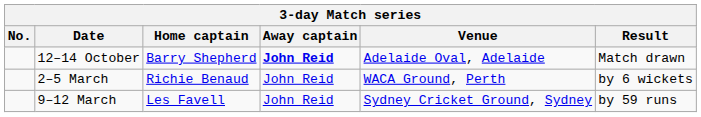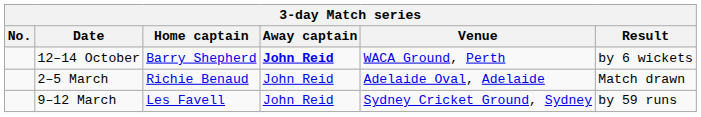(454, 58) Adelaide Oval, Adelaide -> (435, 58) WACA Ground, Perth
(642, 58) Match drawn -> (646, 58) by 6 wickets
(435, 79) WACA Ground, Perth -> (454, 79) Adelaide Oval, Adelaide
(646, 79) by 6 wickets -> (642, 79) Match drawn
